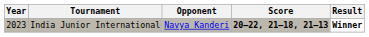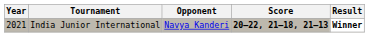(16, 25) 2023 -> (16, 25) 2021
